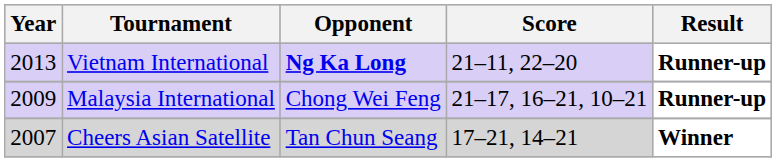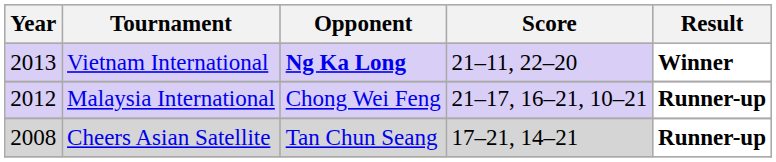(712, 61) Runner-up -> (696, 61) Winner
(33, 99) 2009 -> (33, 99) 2012
(33, 137) 2007 -> (33, 137) 2008
(696, 137) Winner -> (712, 137) Runner-up
